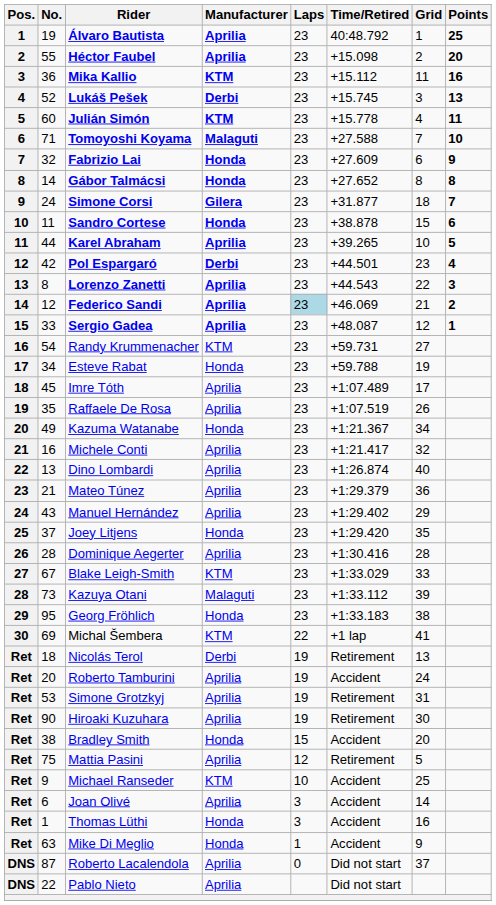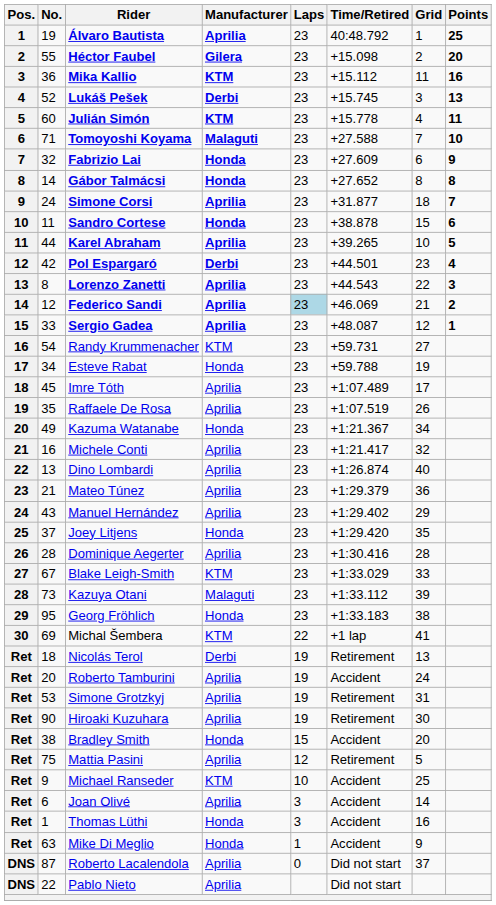(225, 56) Aprilia -> (224, 56) Gilera
(224, 201) Gilera -> (225, 201) Aprilia
